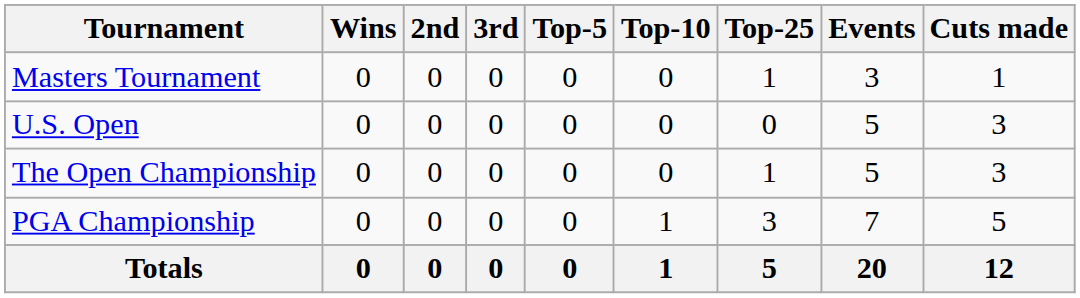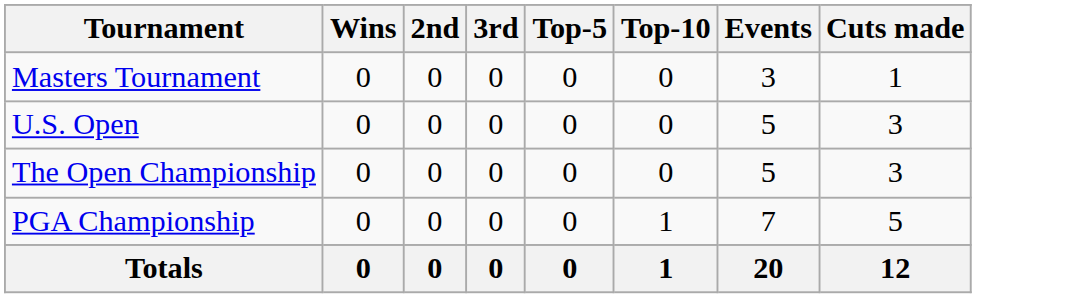- column: (769, 28)
